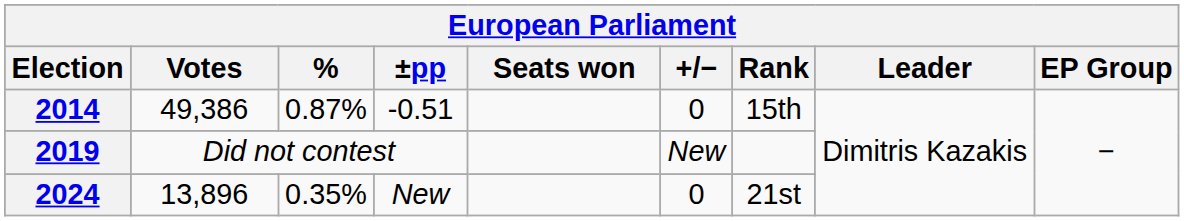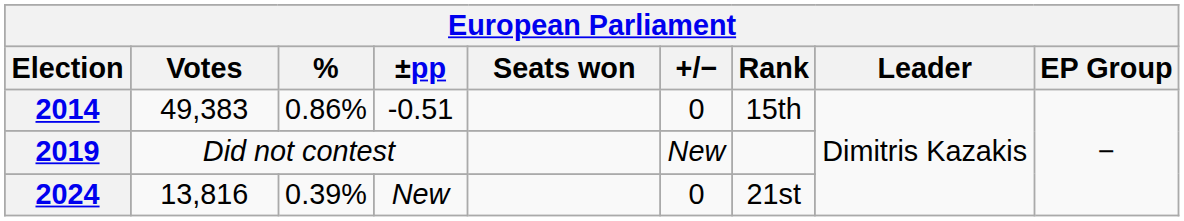(204, 109) 49,386 -> (204, 109) 49,383
(326, 109) 0.87% -> (326, 109) 0.86%
(204, 193) 13,896 -> (204, 193) 13,816
(326, 193) 0.35% -> (326, 193) 0.39%
